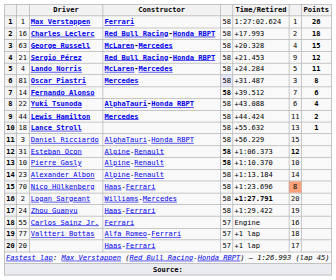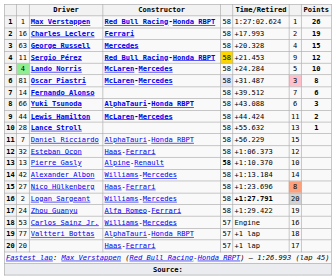(119, 22) Ferrari -> (160, 22) Red Bull Racing-Honda RBPT
(160, 34) Red Bull Racing-Honda RBPT -> (119, 34) Ferrari
(316, 34) 18 -> (316, 34) 19
(139, 46) McLaren-Mercedes -> (122, 46) Mercedes
(23, 57) 21 -> (23, 57) 11
(227, 57) no background -> (227, 57) gold background
(23, 69) no background -> (23, 69) lightgreen background
(316, 69) 11 -> (316, 69) 10
(122, 81) Mercedes -> (139, 81) McLaren-Mercedes
(295, 81) no background -> (295, 81) pink background
(227, 93) bold -> (227, 93) normal
(23, 104) 22 -> (23, 104) 66
(316, 104) 4 -> (316, 104) 3
(122, 116) Mercedes -> (139, 116) McLaren-Mercedes
(23, 128) 18 -> (23, 128) 28
(23, 140) 3 -> (23, 140) 7
(23, 152) 31 -> (23, 152) 32
(134, 152) Alpine-Renault -> (130, 152) Haas-Ferrari
(227, 152) bold -> (227, 152) normal
(295, 152) bold -> (295, 152) normal
(23, 163) 10 -> (23, 163) 13
(23, 175) 23 -> (23, 175) 42
(134, 175) Alpine-Renault -> (141, 175) Williams-Mercedes
(23, 187) 70 -> (23, 187) 27
(295, 199) no background -> (295, 199) lightgrey background
(130, 211) Haas-Ferrari -> (143, 211) Alfa Romeo-Ferrari
(23, 222) 55 -> (23, 222) 53
(119, 222) Ferrari -> (141, 222) Williams-Mercedes
(143, 234) Alfa Romeo-Ferrari -> (149, 234) AlphaTauri-Honda RBPT
